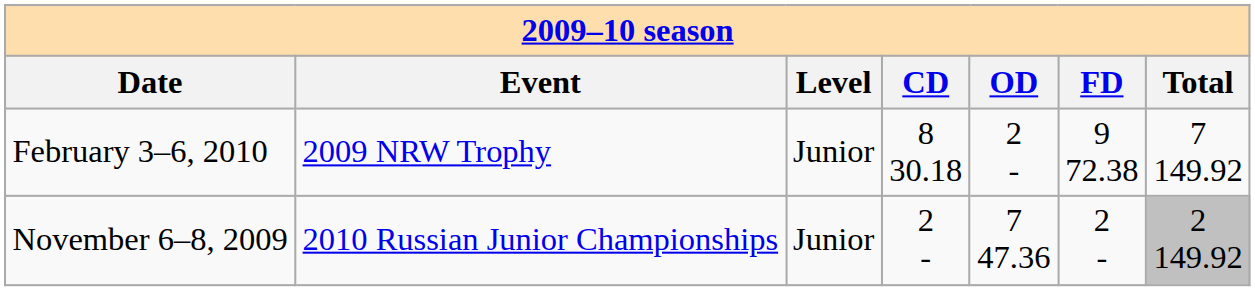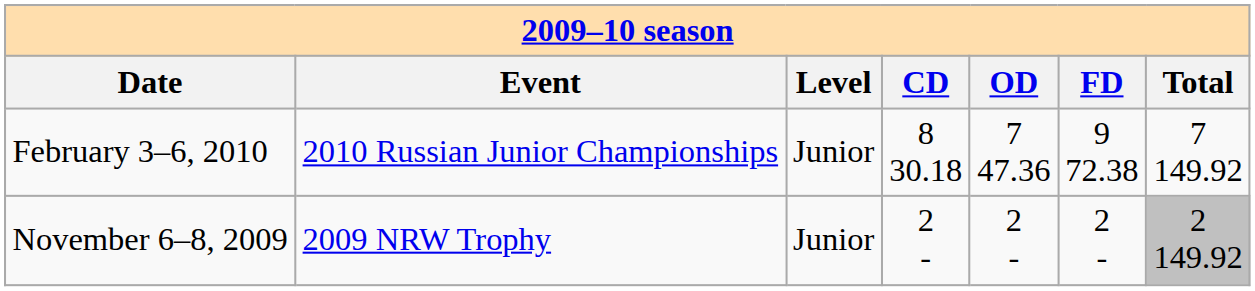(427, 151) 2009 NRW Trophy -> (540, 151) 2010 Russian Junior Championships
(1014, 151) 2 - -> (1014, 151) 7 47.36
(540, 239) 2010 Russian Junior Championships -> (427, 239) 2009 NRW Trophy
(1014, 239) 7 47.36 -> (1014, 239) 2 -
